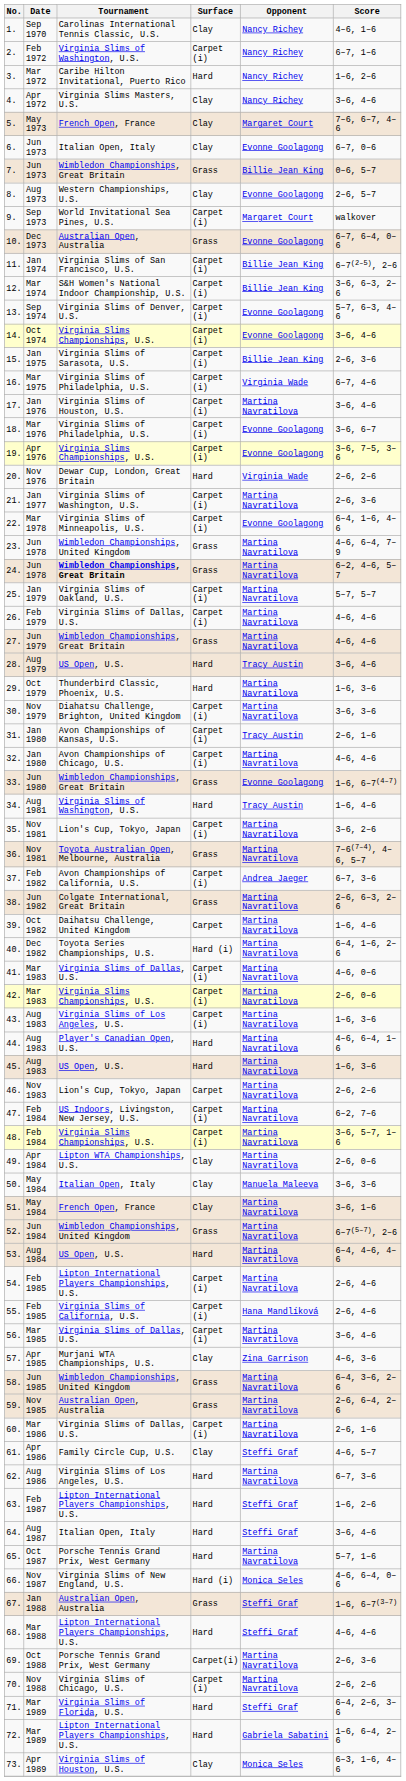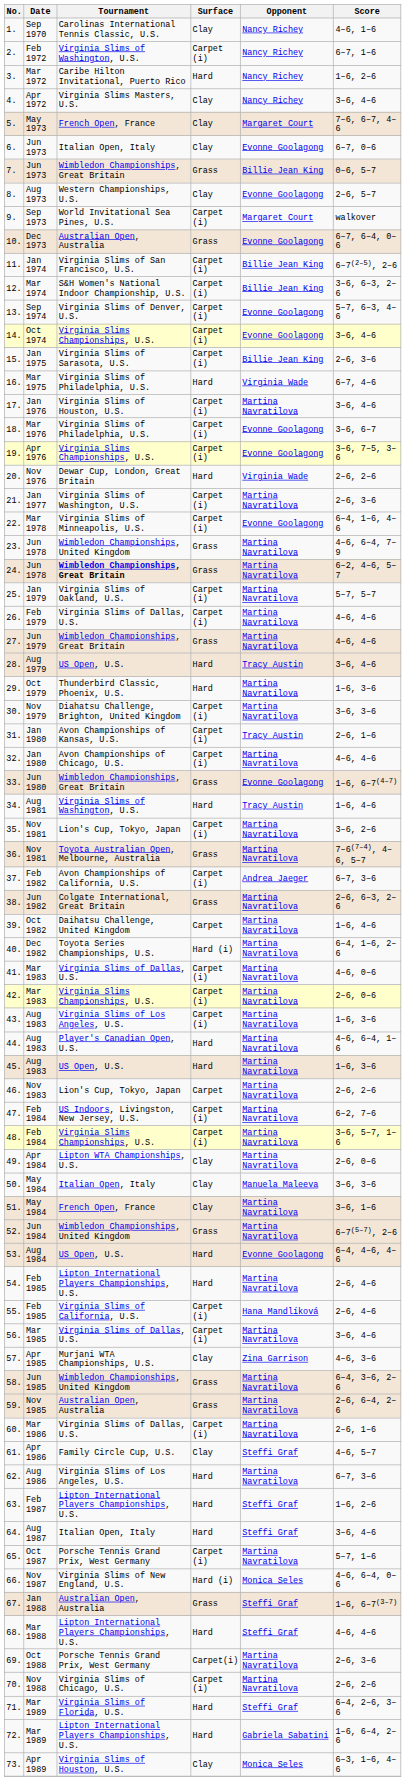(208, 383) Carpet (i) -> (203, 383) Hard
(270, 1255) Martina Navratilova -> (283, 1255) Evonne Goolagong
(208, 1284) Carpet (i) -> (203, 1284) Hard
(203, 1557) Hard -> (208, 1557) Carpet (i)
